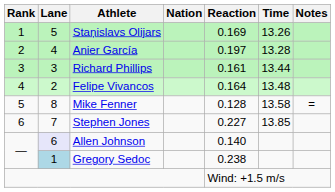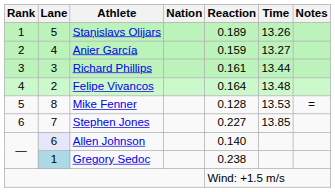(232, 31) 0.169 -> (232, 31) 0.189
(232, 50) 0.197 -> (232, 50) 0.159
(276, 50) 13.28 -> (276, 50) 13.27
(276, 104) 13.58 -> (276, 104) 13.53
